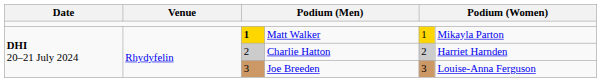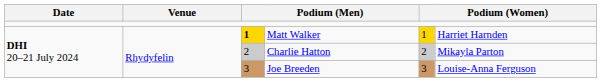(471, 34) Mikayla Parton -> (472, 34) Harriet Harnden
(472, 51) Harriet Harnden -> (471, 51) Mikayla Parton
